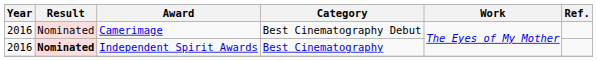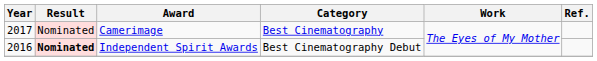(20, 30) 2016 -> (20, 30) 2017
(342, 30) Best Cinematography Debut -> (323, 30) Best Cinematography
(323, 47) Best Cinematography -> (342, 47) Best Cinematography Debut
